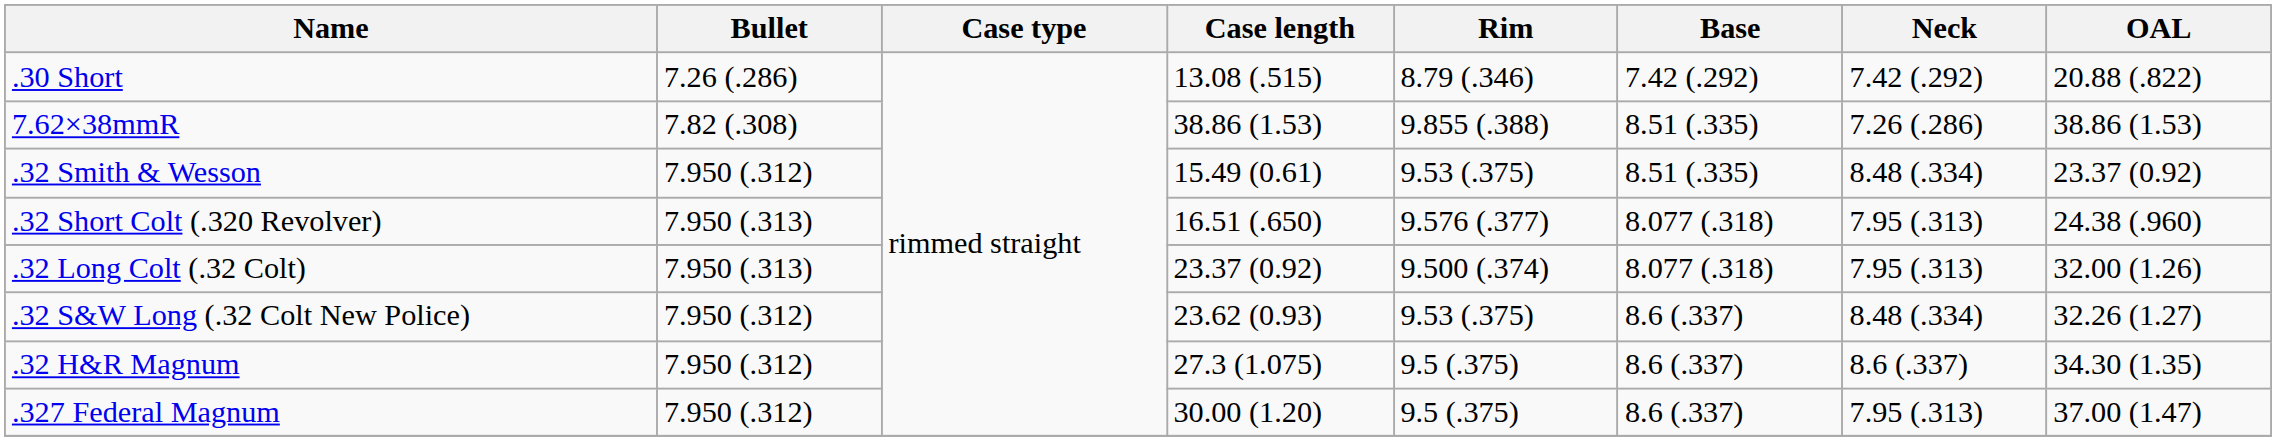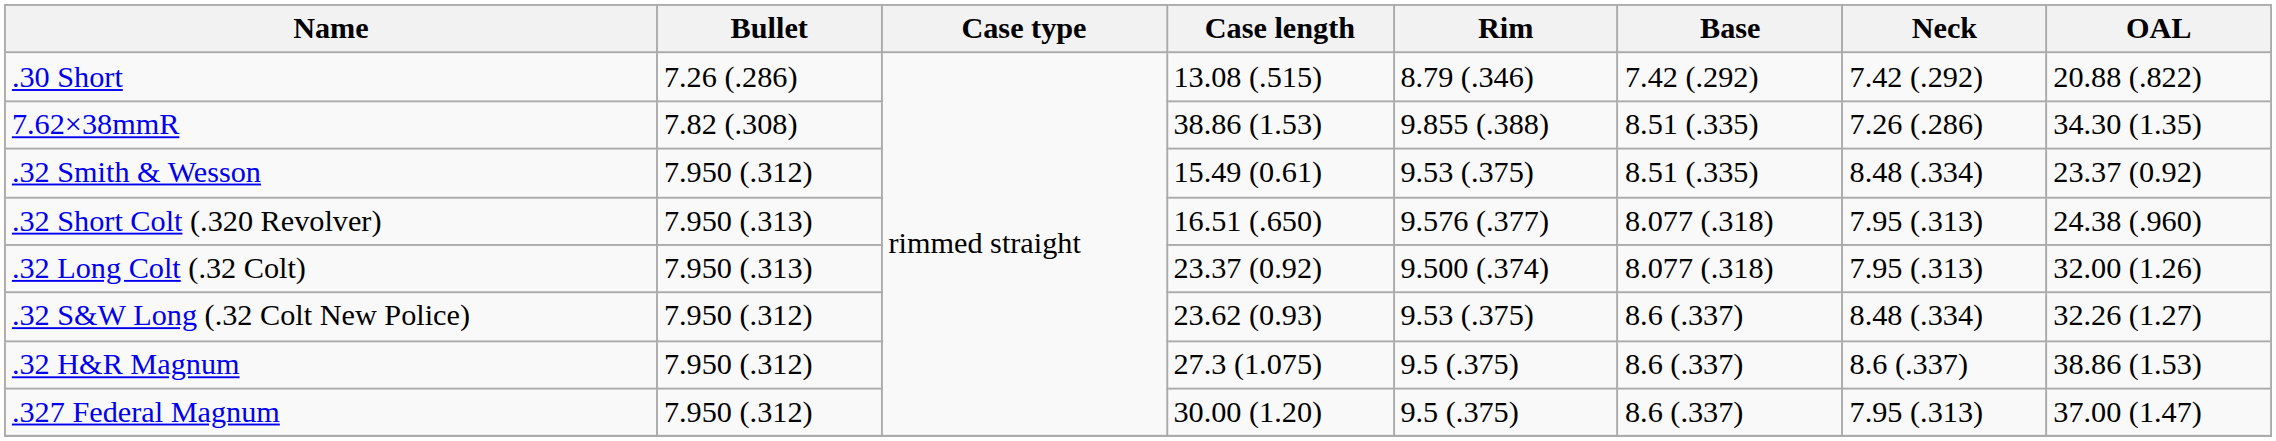(2128, 124) 38.86 (1.53) -> (2128, 124) 34.30 (1.35)
(2128, 364) 34.30 (1.35) -> (2128, 364) 38.86 (1.53)
